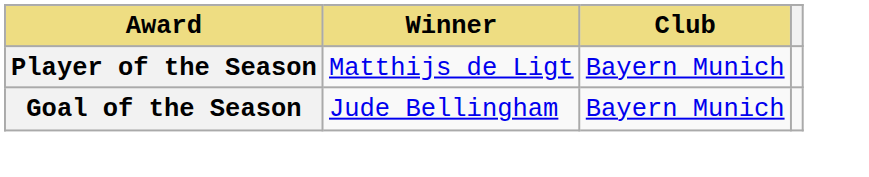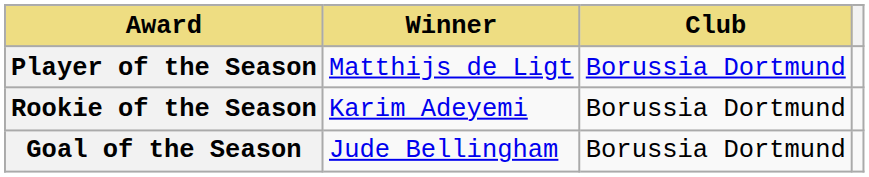(685, 67) Bayern Munich -> (716, 67) Borussia Dortmund
+ row: (164, 109)
(685, 109) Bayern Munich -> (716, 150) Borussia Dortmund
